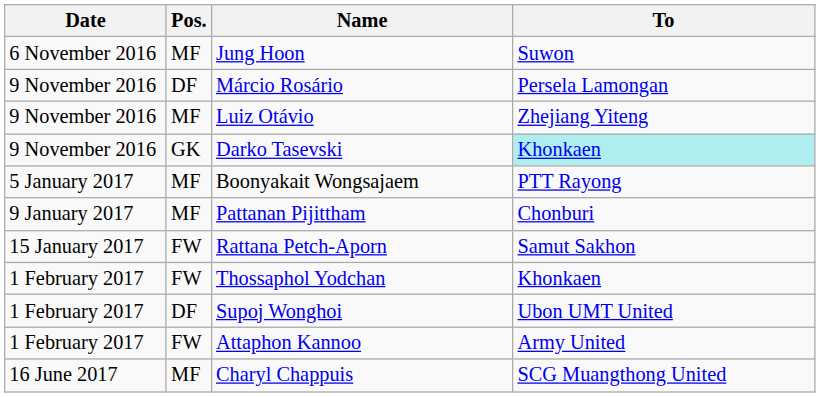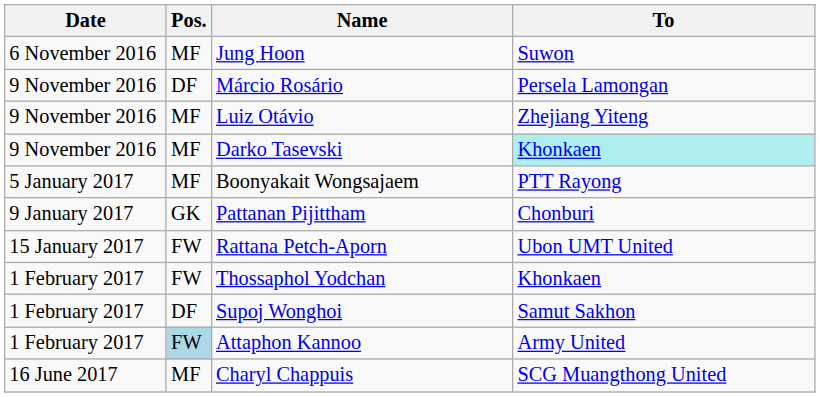(186, 149) GK -> (186, 149) MF
(186, 213) MF -> (186, 213) GK
(576, 246) Samut Sakhon -> (595, 246) Ubon UMT United
(595, 310) Ubon UMT United -> (576, 310) Samut Sakhon
(186, 342) no background -> (186, 342) lightblue background
